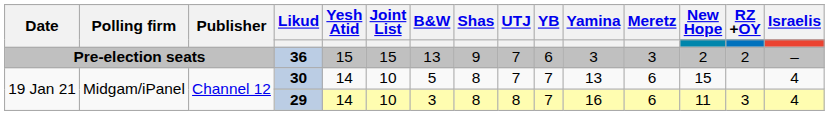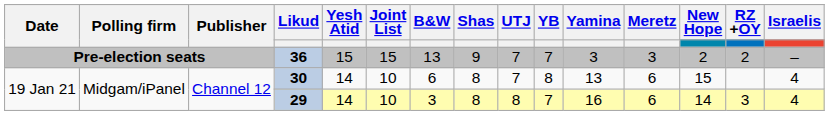(549, 57) 6 -> (549, 57) 7
(432, 78) 5 -> (432, 78) 6
(549, 78) 7 -> (549, 78) 8
(703, 99) 11 -> (703, 99) 14
